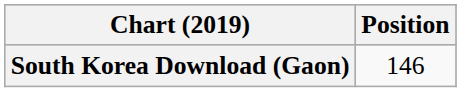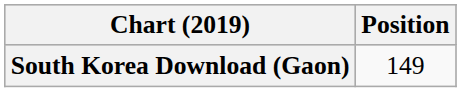(405, 65) 146 -> (405, 65) 149
